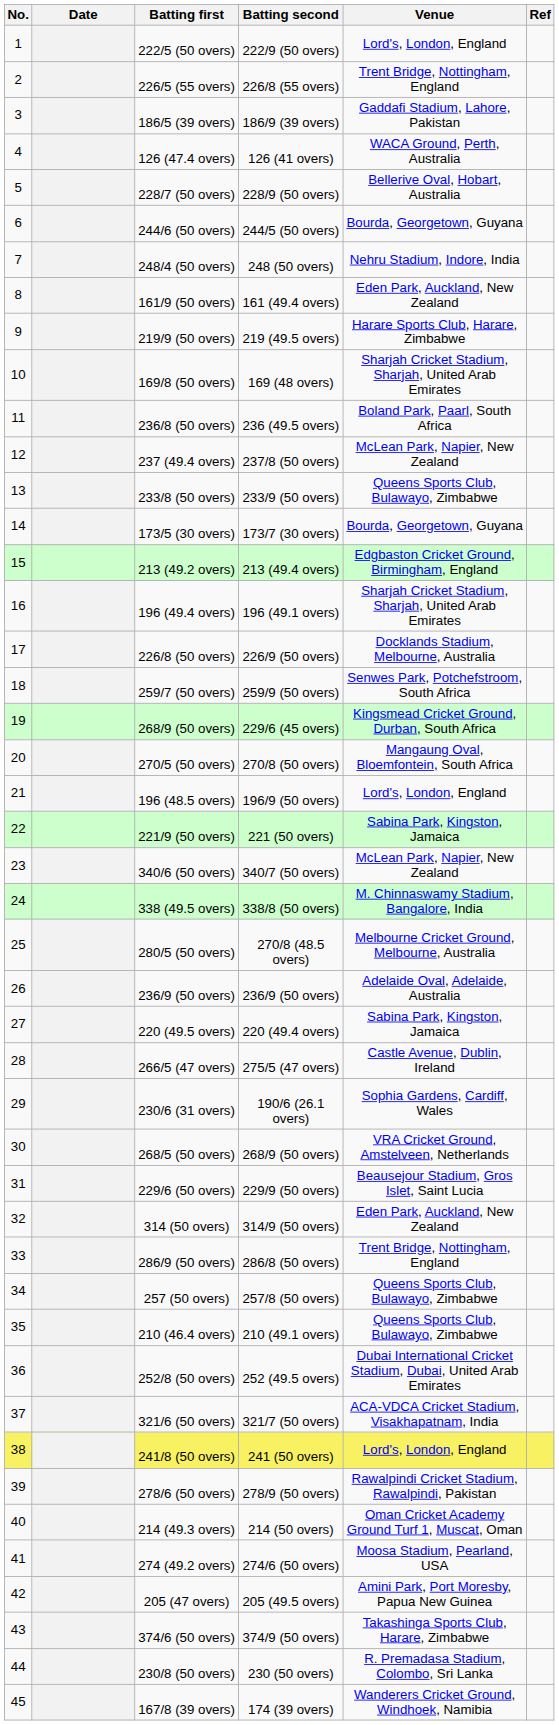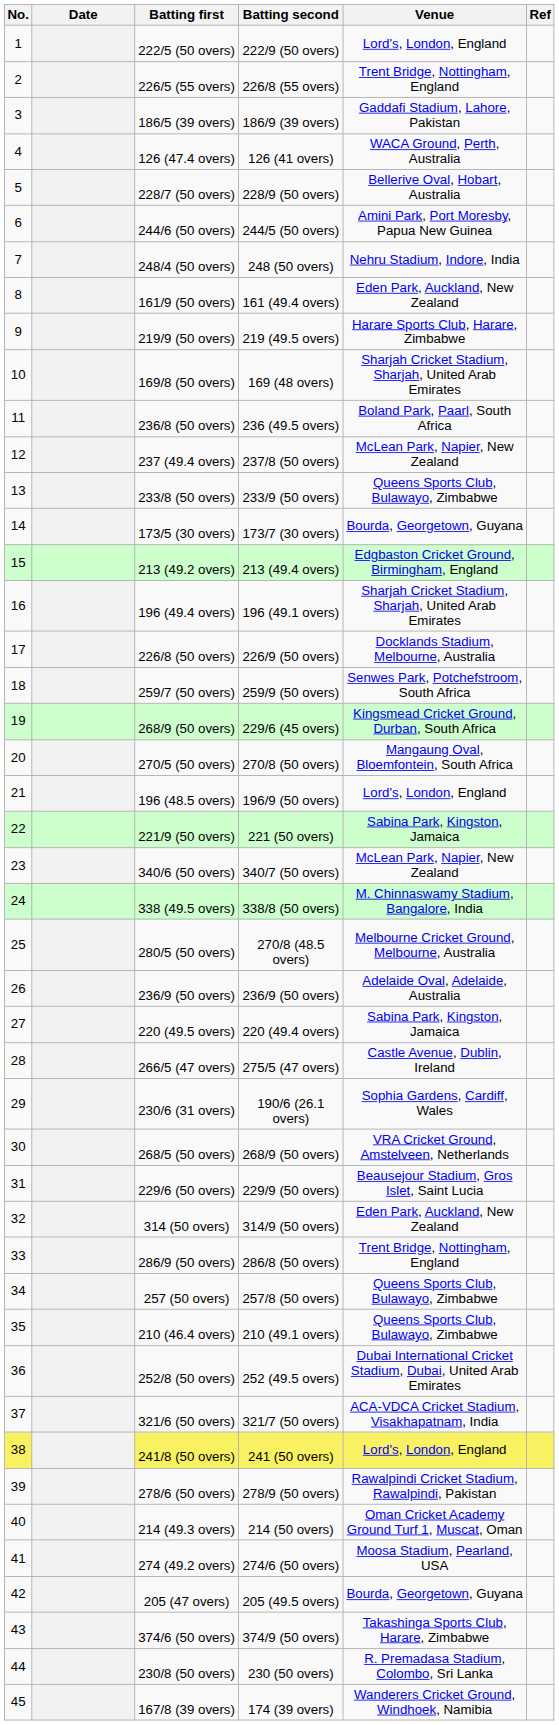(435, 223) Bourda, Georgetown, Guyana -> (435, 223) Amini Park, Port Moresby, Papua New Guinea
(435, 1594) Amini Park, Port Moresby, Papua New Guinea -> (435, 1594) Bourda, Georgetown, Guyana
